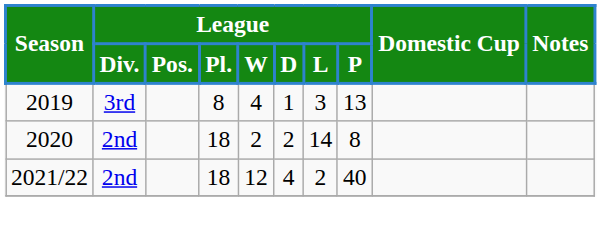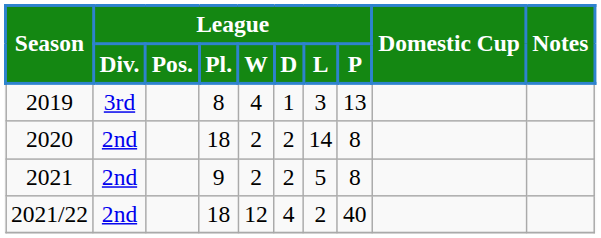+ row: (49, 176)
